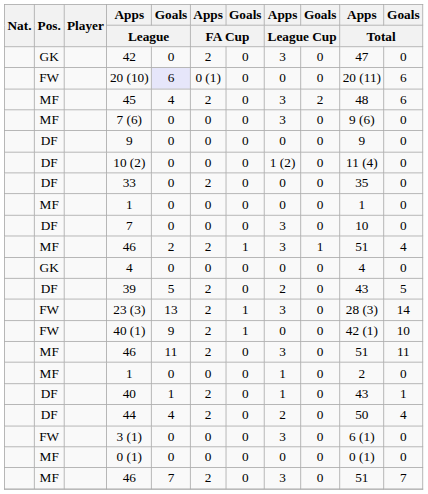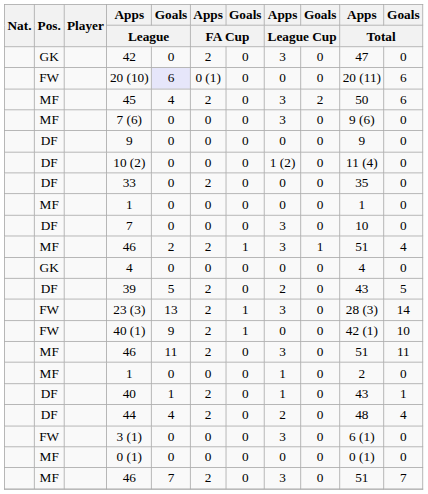(362, 99) 48 -> (362, 99) 50
(362, 415) 50 -> (362, 415) 48
